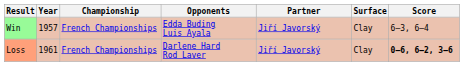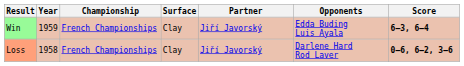columns swapped: (370, 11) <-> (209, 11)
(48, 28) 1957 -> (48, 28) 1959
(410, 28) normal -> (410, 28) bold
(48, 50) 1961 -> (48, 50) 1958
